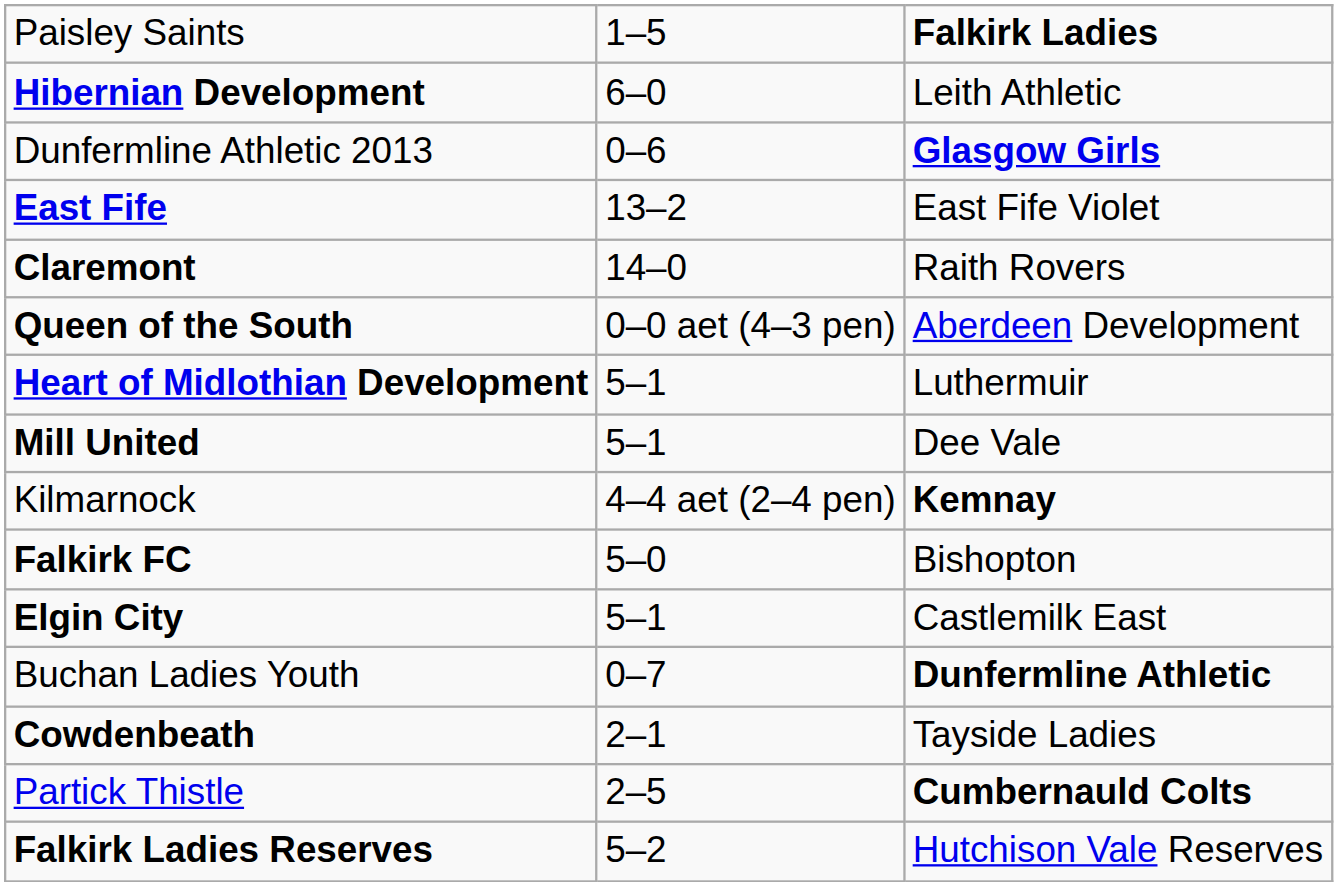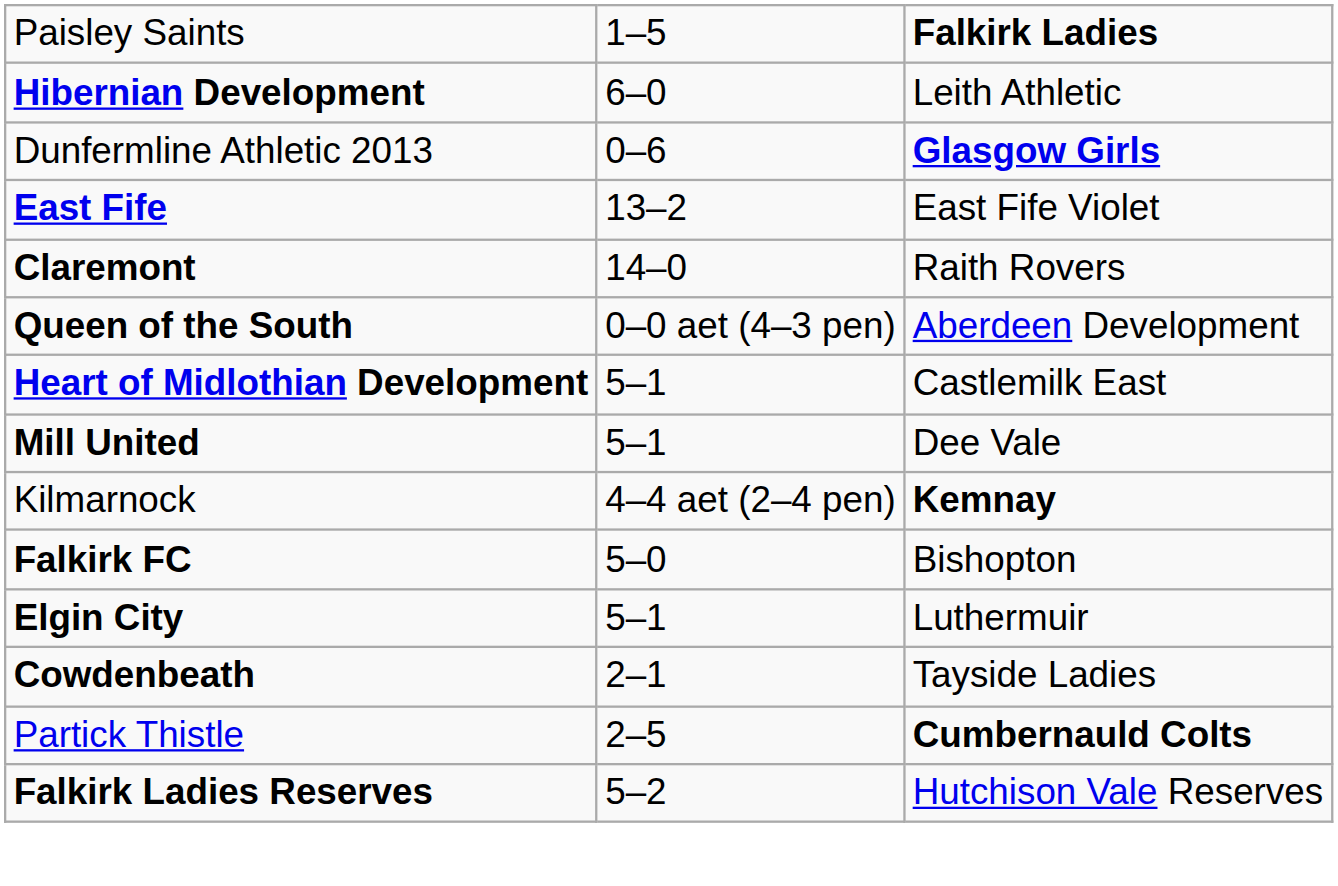(1001, 383) Luthermuir -> (1039, 383) Castlemilk East
(1039, 617) Castlemilk East -> (1001, 617) Luthermuir
- row: (187, 675)
